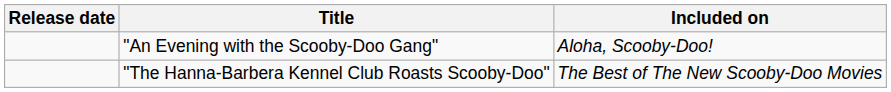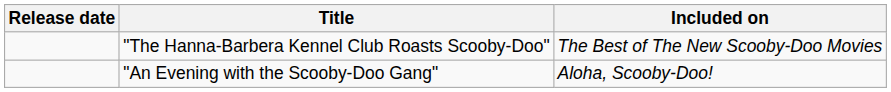rows swapped: (281, 45) <-> (336, 73)
